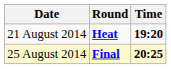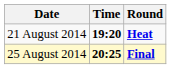columns swapped: (148, 14) <-> (110, 14)
